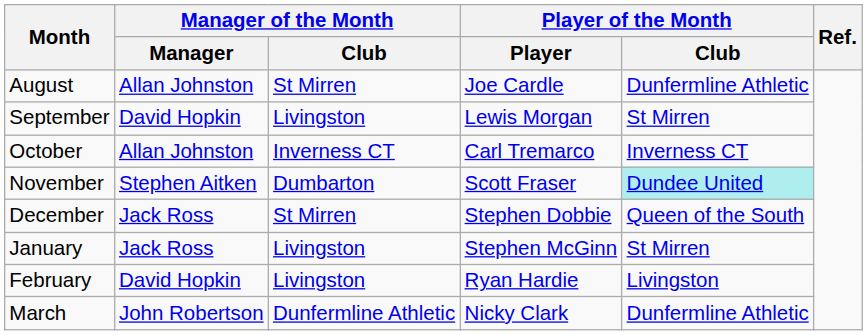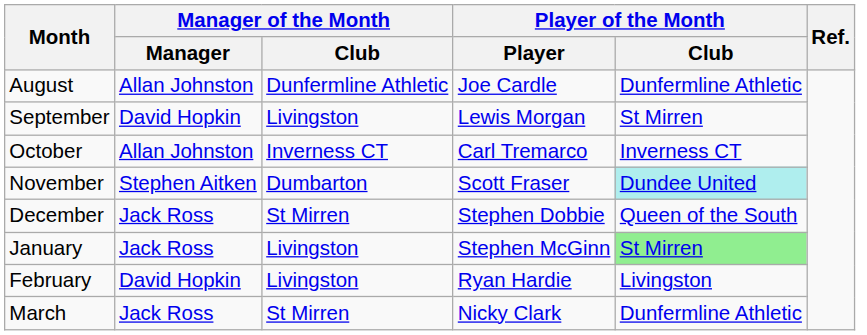(315, 85) St Mirren -> (357, 85) Dunfermline Athletic
(668, 248) no background -> (661, 248) lightgreen background
(191, 313) John Robertson -> (166, 313) Jack Ross
(364, 313) Dunfermline Athletic -> (308, 313) St Mirren
